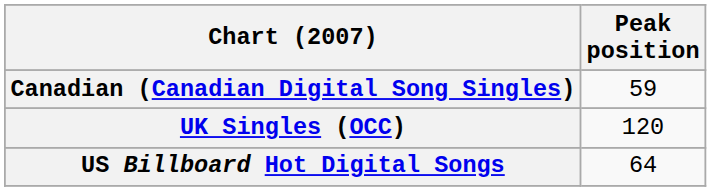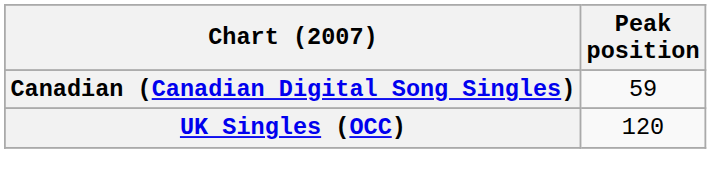- row: (293, 166)
